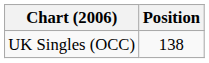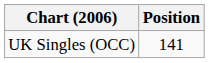(171, 44) 138 -> (171, 44) 141
